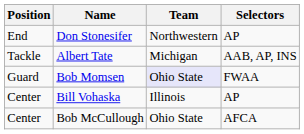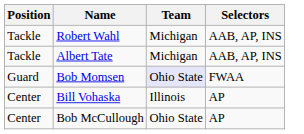- row: (94, 35)
+ row: (88, 35)
(240, 118) AFCA -> (217, 118) AP
